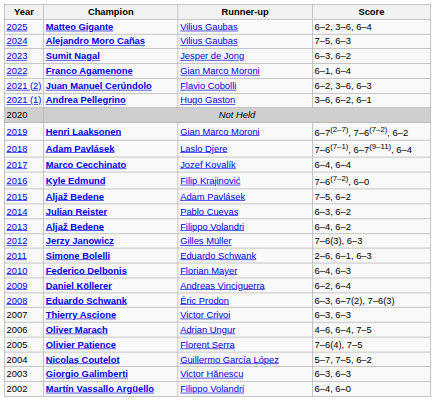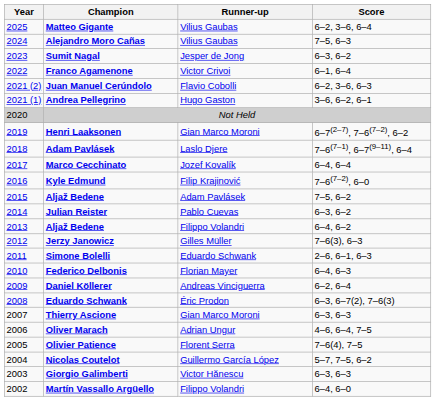(220, 71) Gian Marco Moroni -> (205, 71) Victor Crivoi
(205, 315) Victor Crivoi -> (220, 315) Gian Marco Moroni
